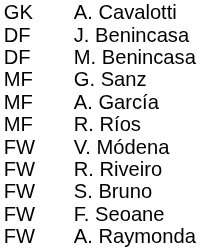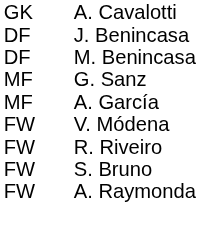- row: (107, 124)
- row: (119, 214)
